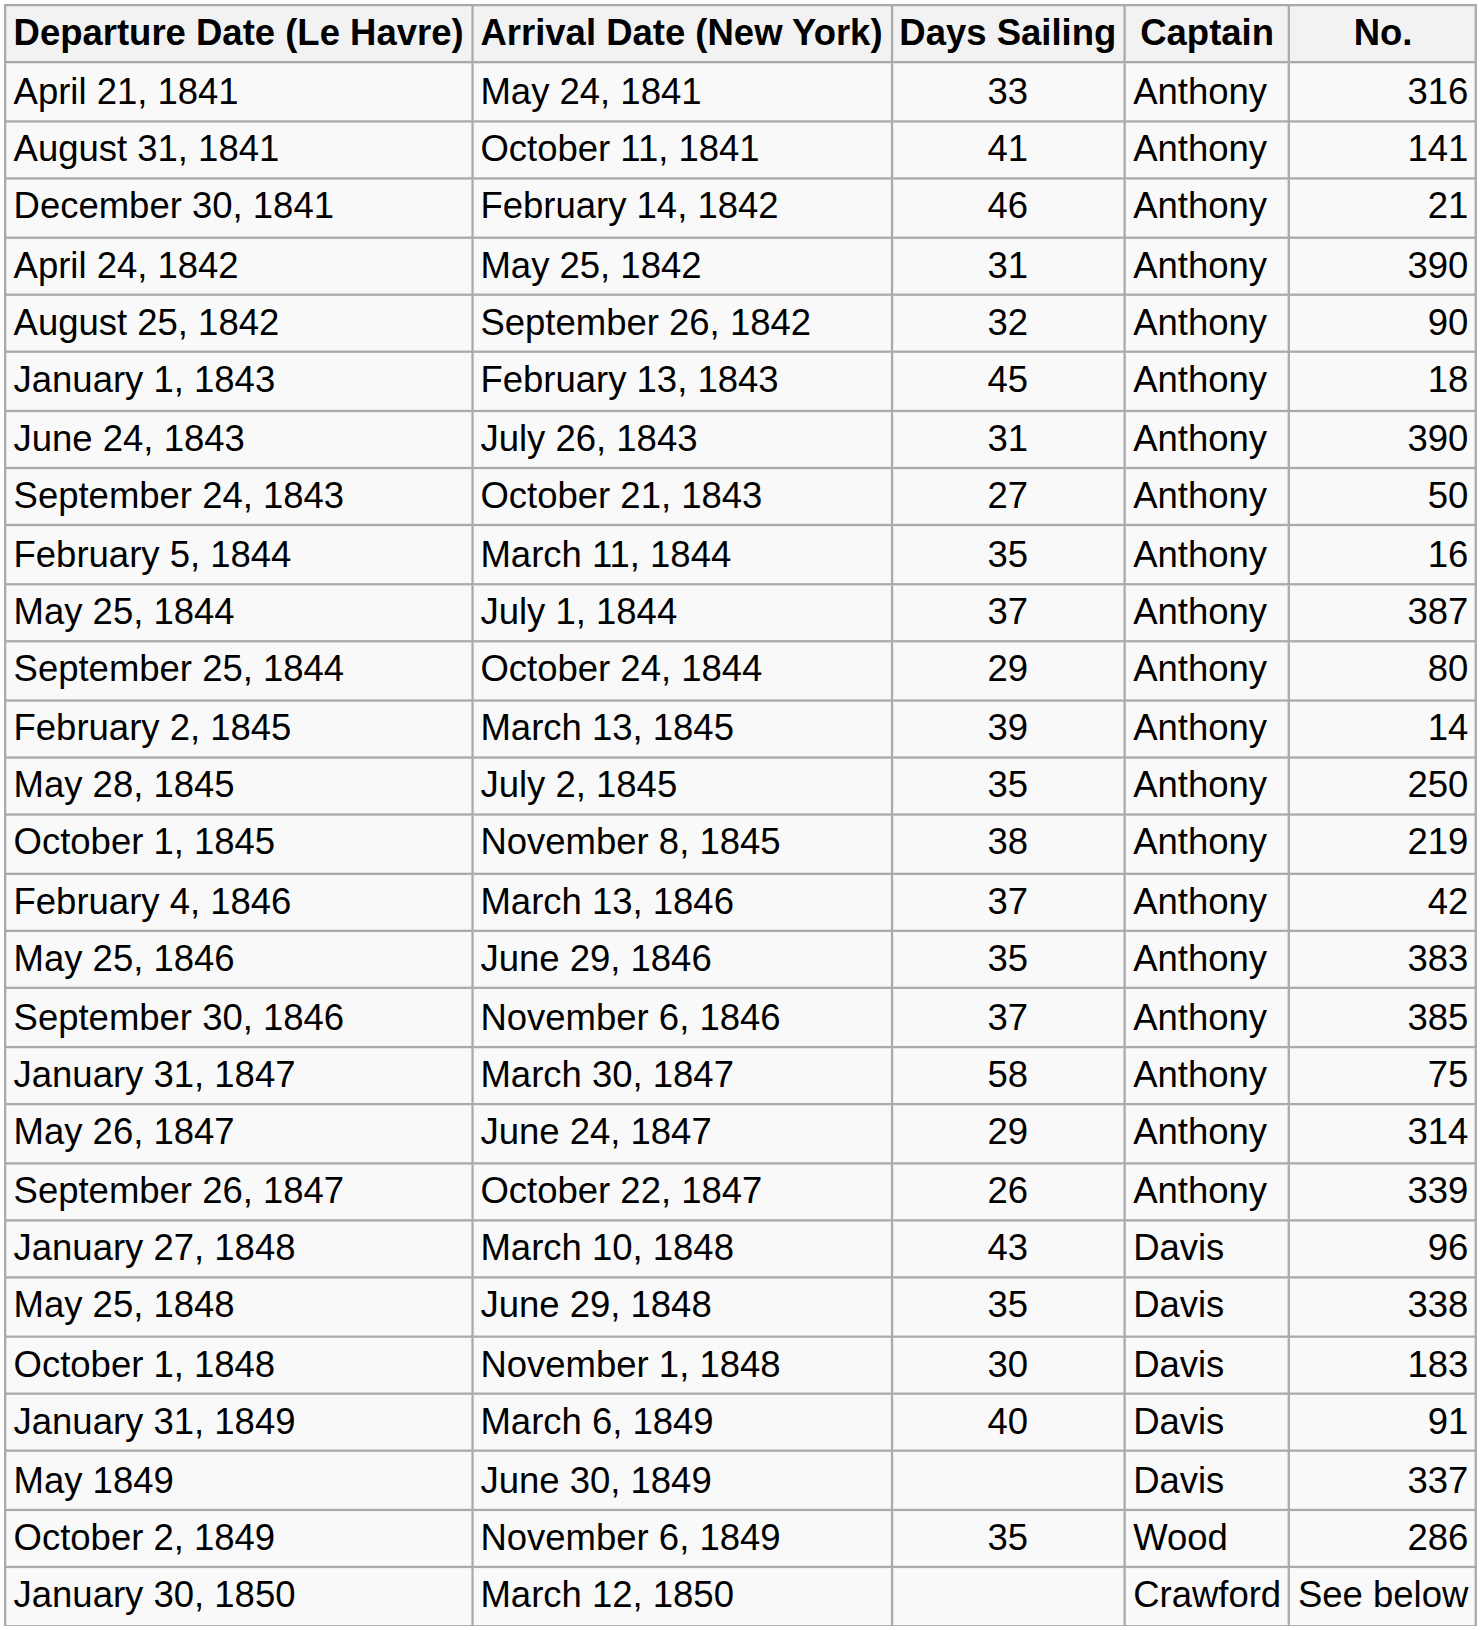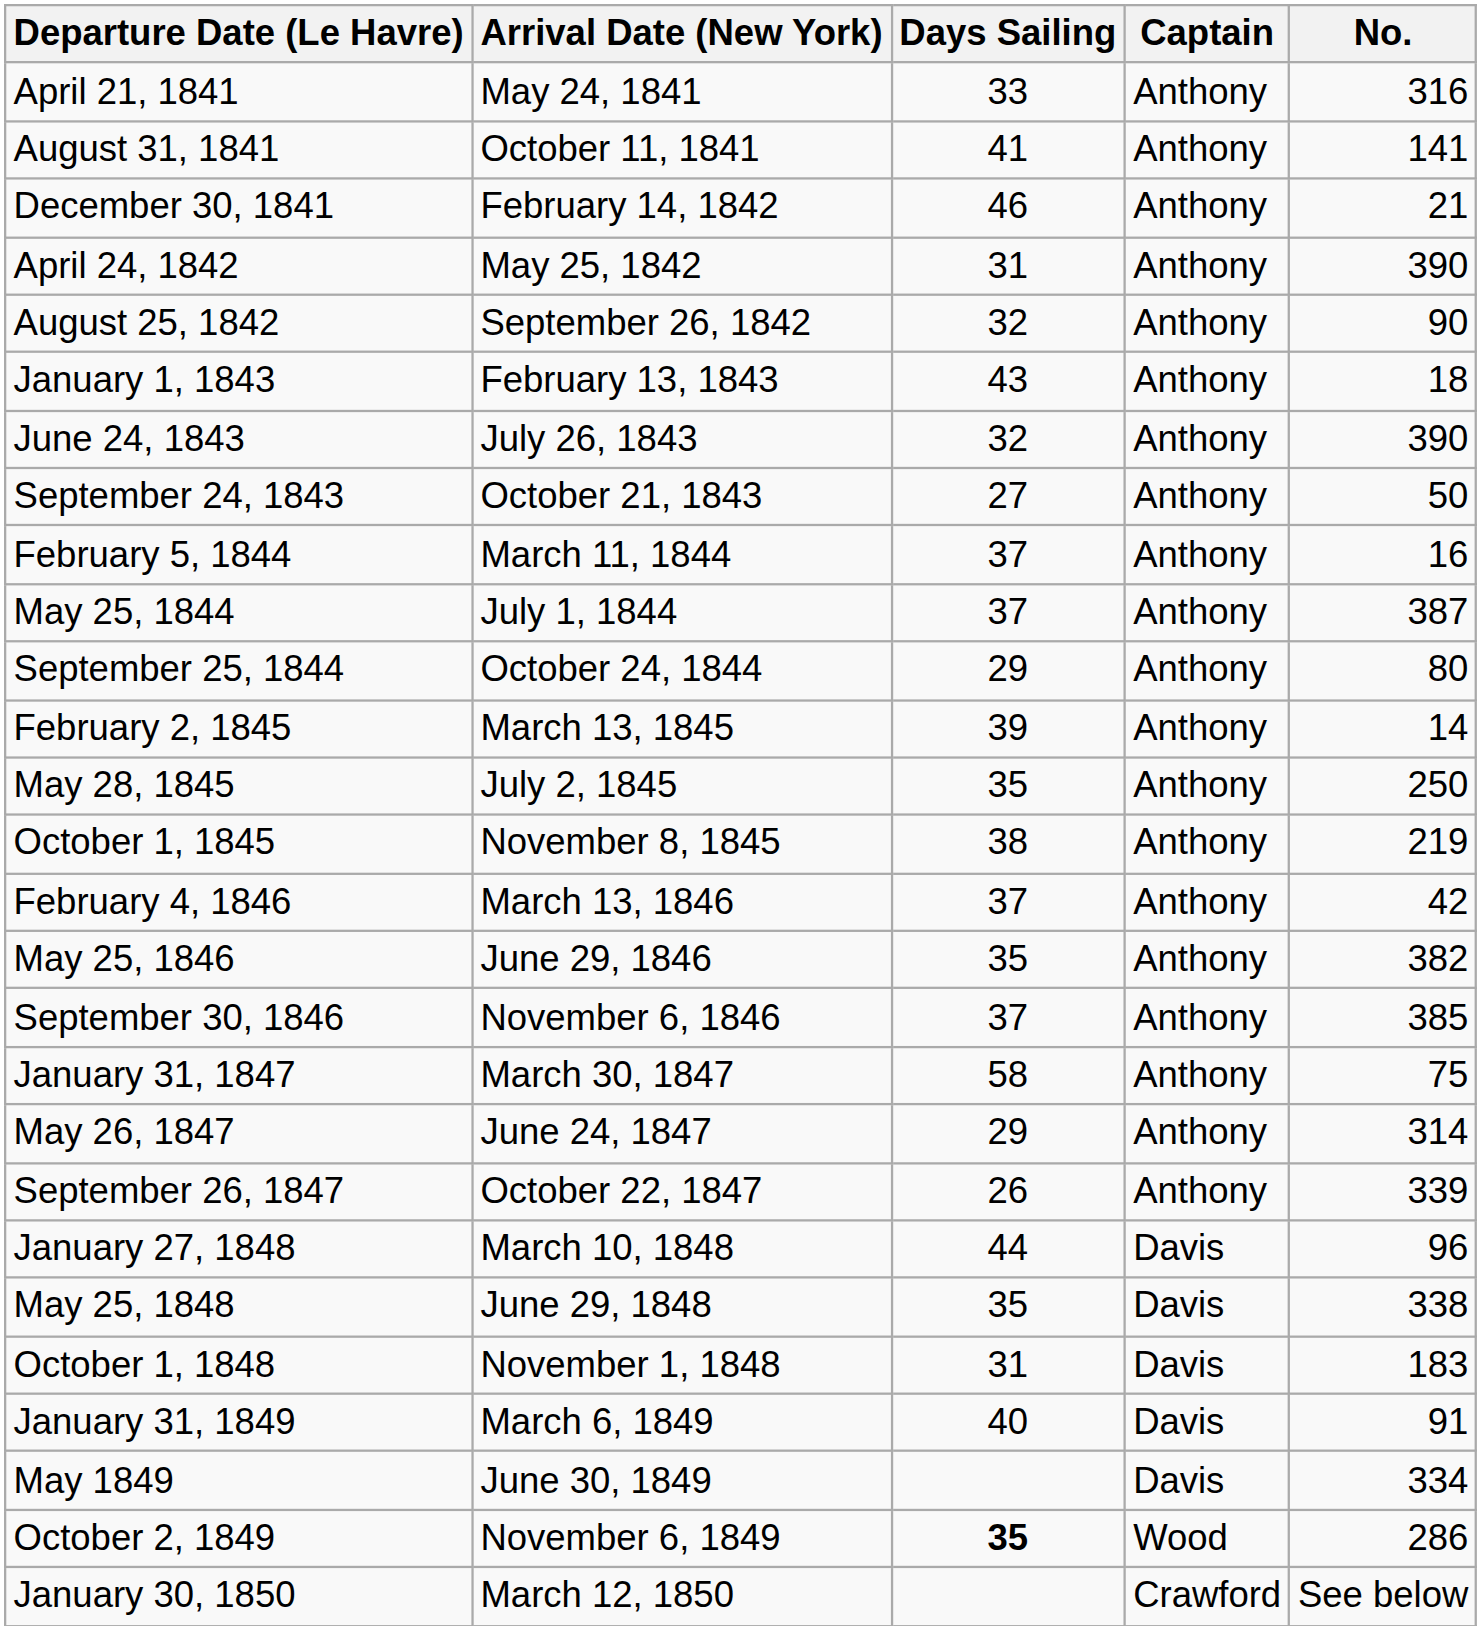(1008, 380) 45 -> (1008, 380) 43
(1008, 438) 31 -> (1008, 438) 32
(1008, 554) 35 -> (1008, 554) 37
(1438, 959) 383 -> (1438, 959) 382
(1008, 1248) 43 -> (1008, 1248) 44
(1008, 1364) 30 -> (1008, 1364) 31
(1438, 1479) 337 -> (1438, 1479) 334
(1008, 1537) normal -> (1008, 1537) bold
